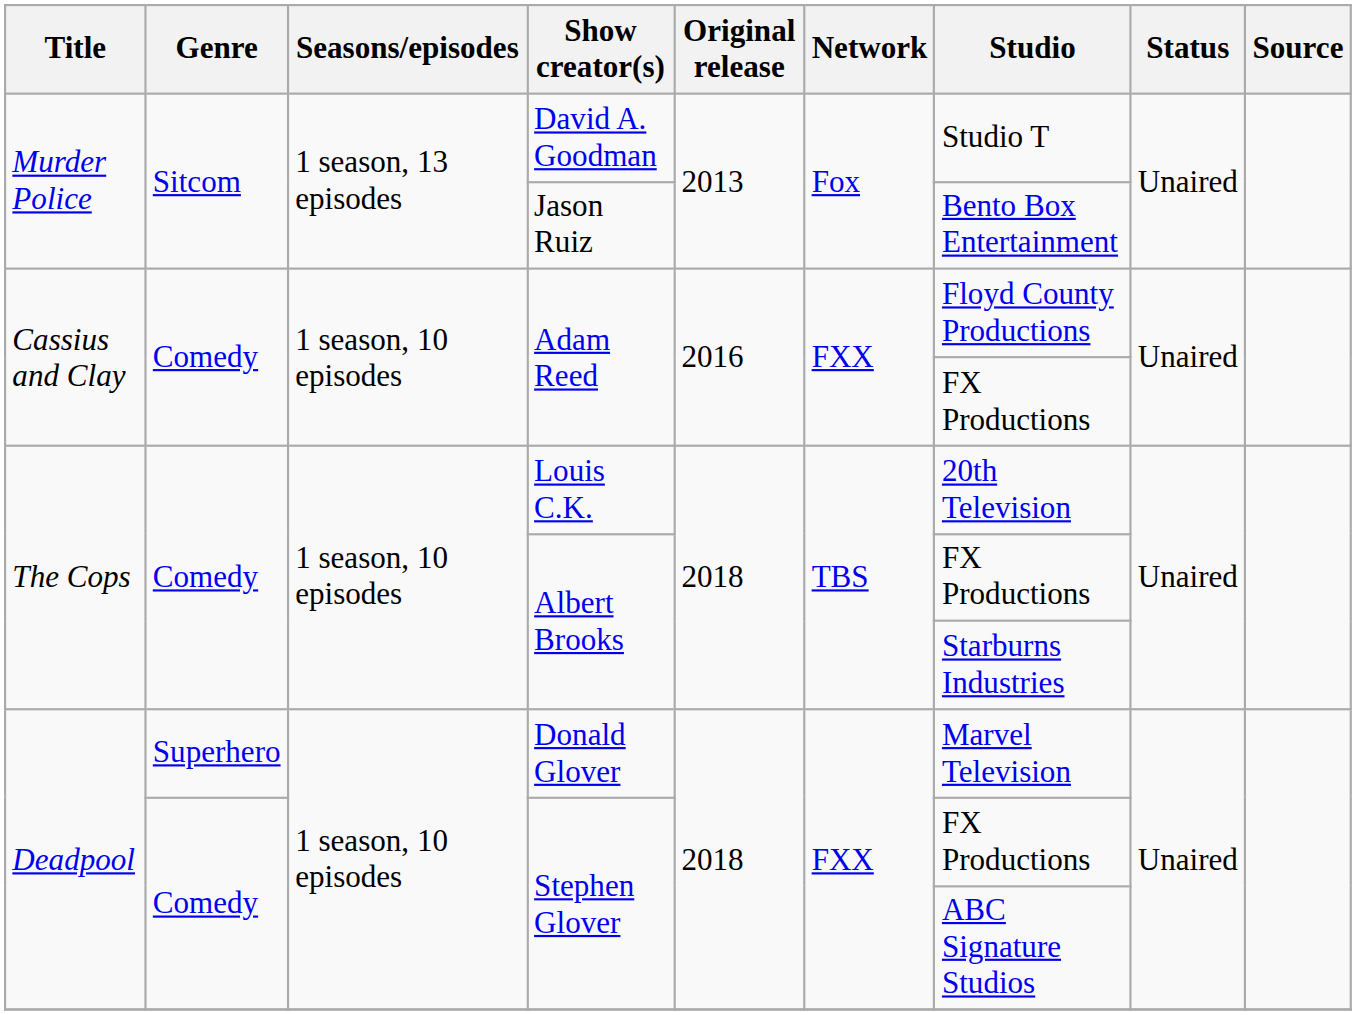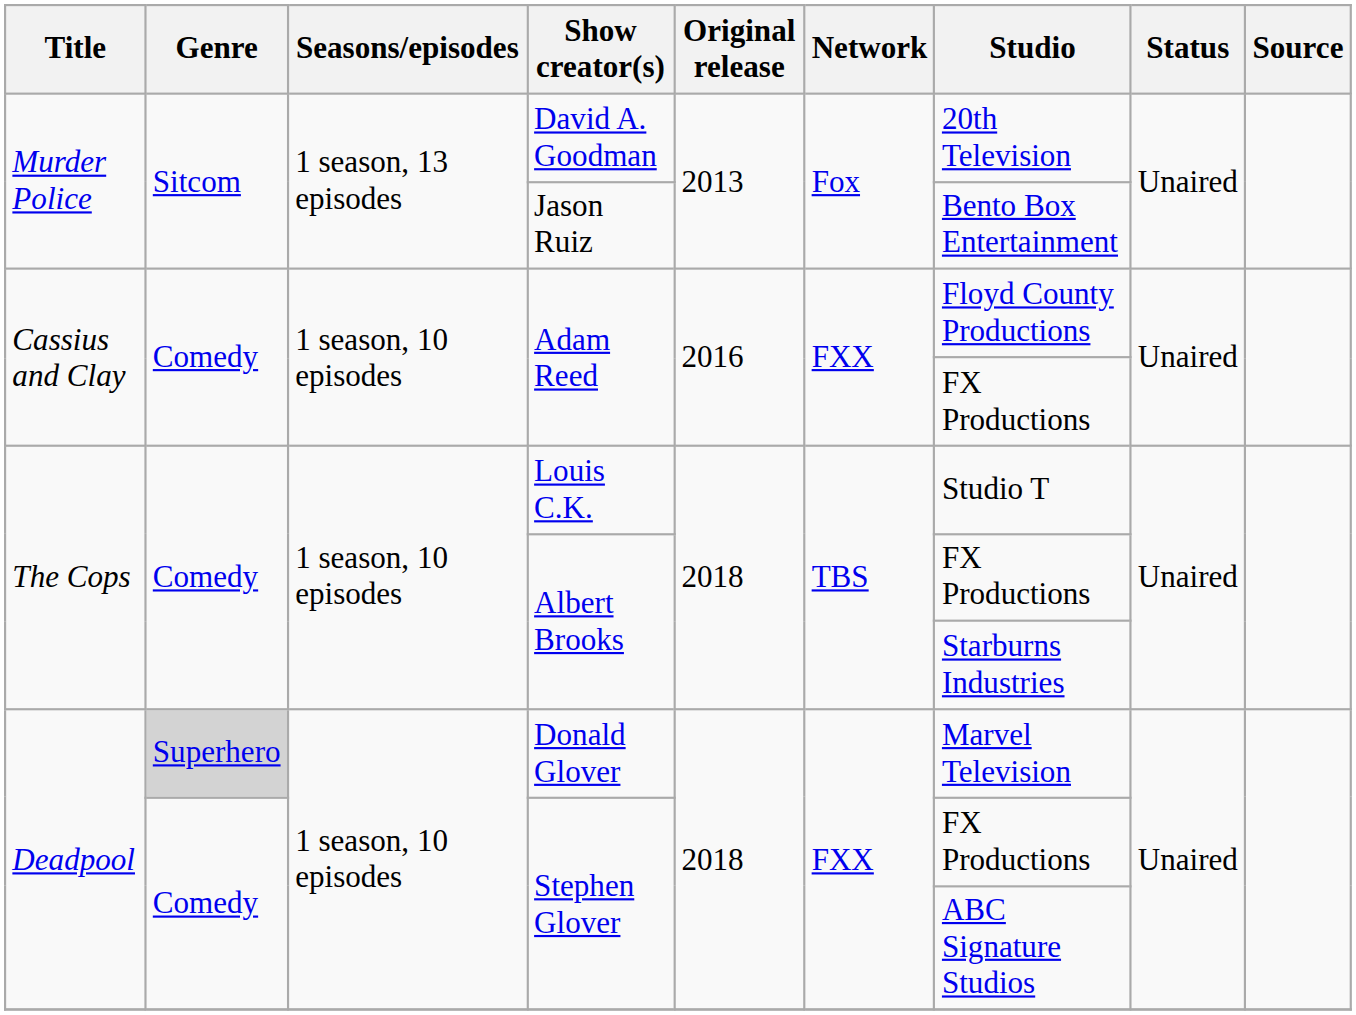(996, 136) Studio T -> (1006, 136) 20th Television
(1006, 489) 20th Television -> (996, 489) Studio T
(217, 753) no background -> (217, 753) lightgrey background
